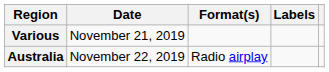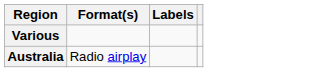- column: (127, 14)
